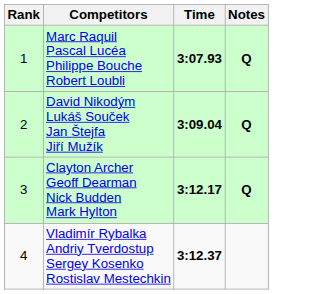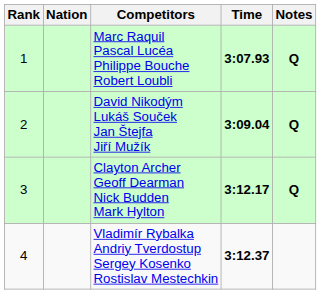+ column: (67, 15)
